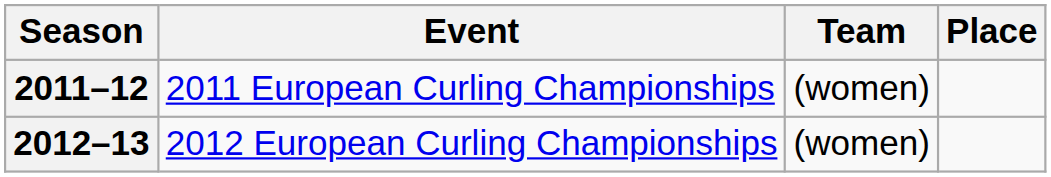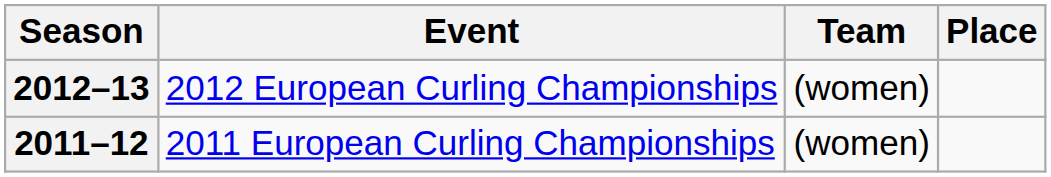rows swapped: (81, 87) <-> (81, 143)
